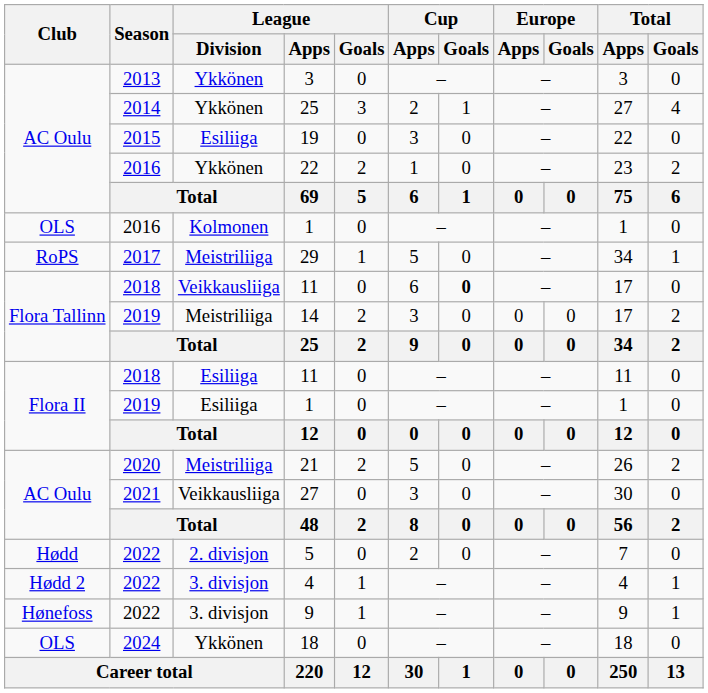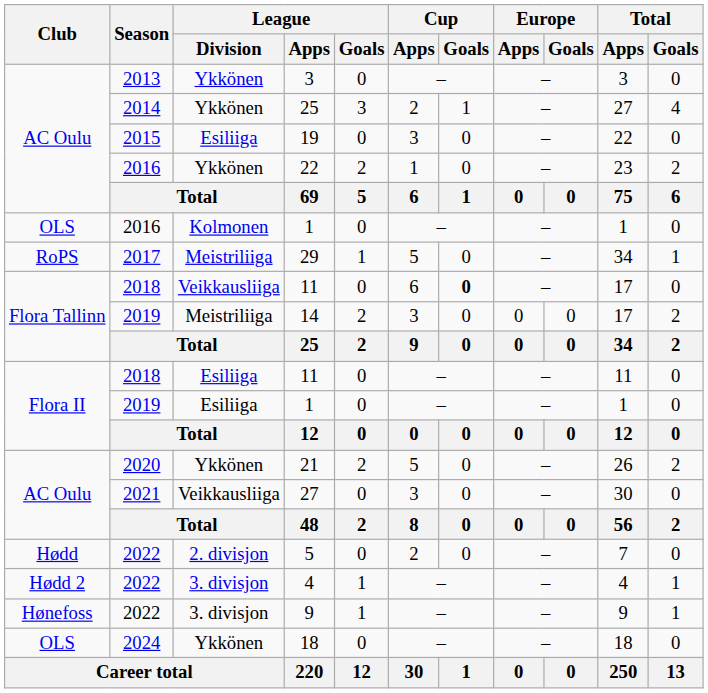(229, 464) Meistriliiga -> (229, 464) Ykkönen
